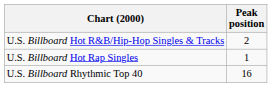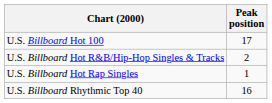+ row: (55, 40)
